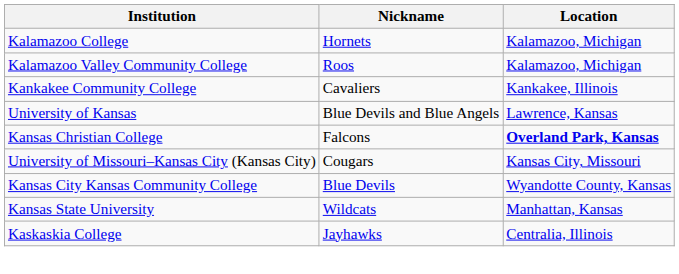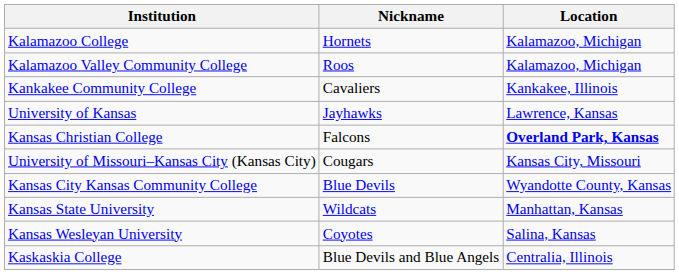(411, 112) Blue Devils and Blue Angels -> (352, 112) Jayhawks
+ row: (95, 233)
(352, 233) Jayhawks -> (411, 257) Blue Devils and Blue Angels
